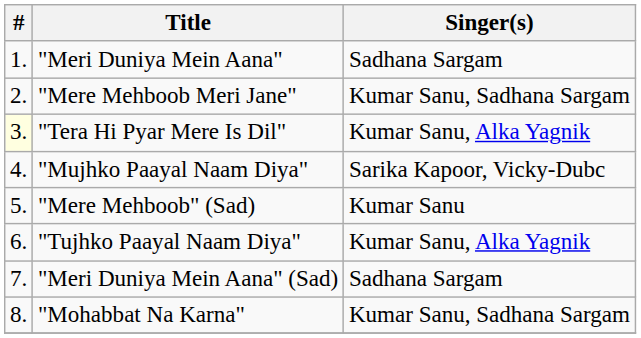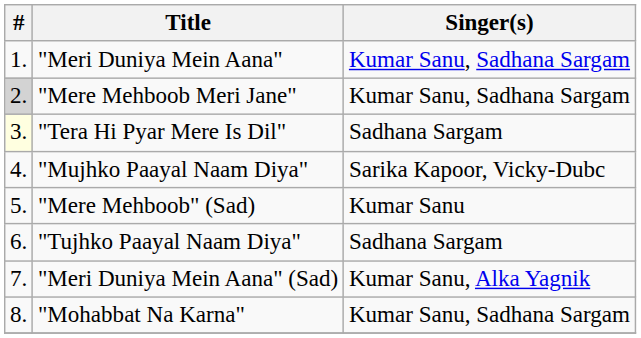(426, 59) Sadhana Sargam -> (489, 59) Kumar Sanu, Sadhana Sargam
(19, 95) no background -> (19, 95) lightgrey background
(470, 132) Kumar Sanu, Alka Yagnik -> (426, 132) Sadhana Sargam
(470, 242) Kumar Sanu, Alka Yagnik -> (426, 242) Sadhana Sargam
(426, 278) Sadhana Sargam -> (470, 278) Kumar Sanu, Alka Yagnik
